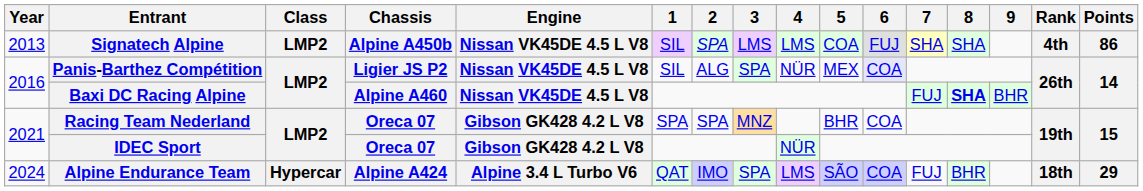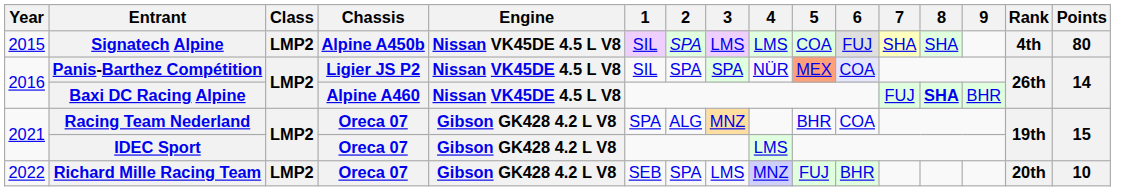(27, 44) 2013 -> (27, 44) 2015
(1109, 44) 86 -> (1082, 44) 80
(713, 70) ALG -> (686, 70) SPA
(841, 70) no background -> (814, 70) lightsalmon background
(713, 122) SPA -> (686, 122) ALG
(798, 148) NÜR -> (771, 148) LMS
+ row: (157, 174)
- row: (157, 174)
